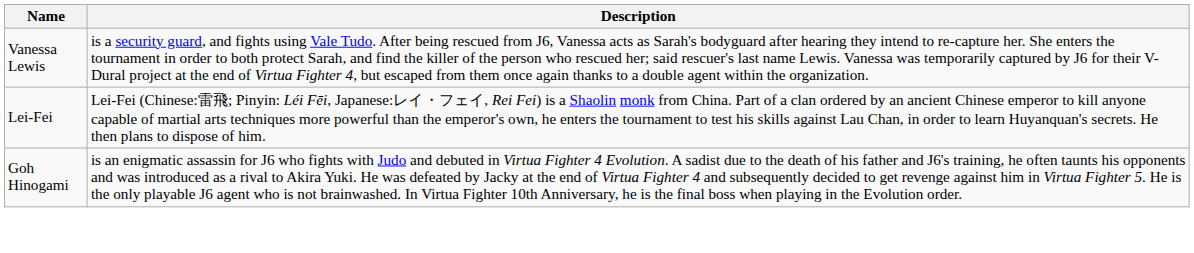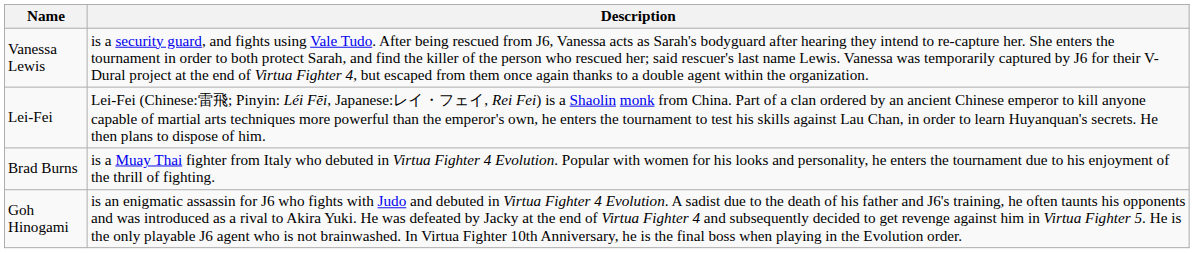+ row: (43, 168)
